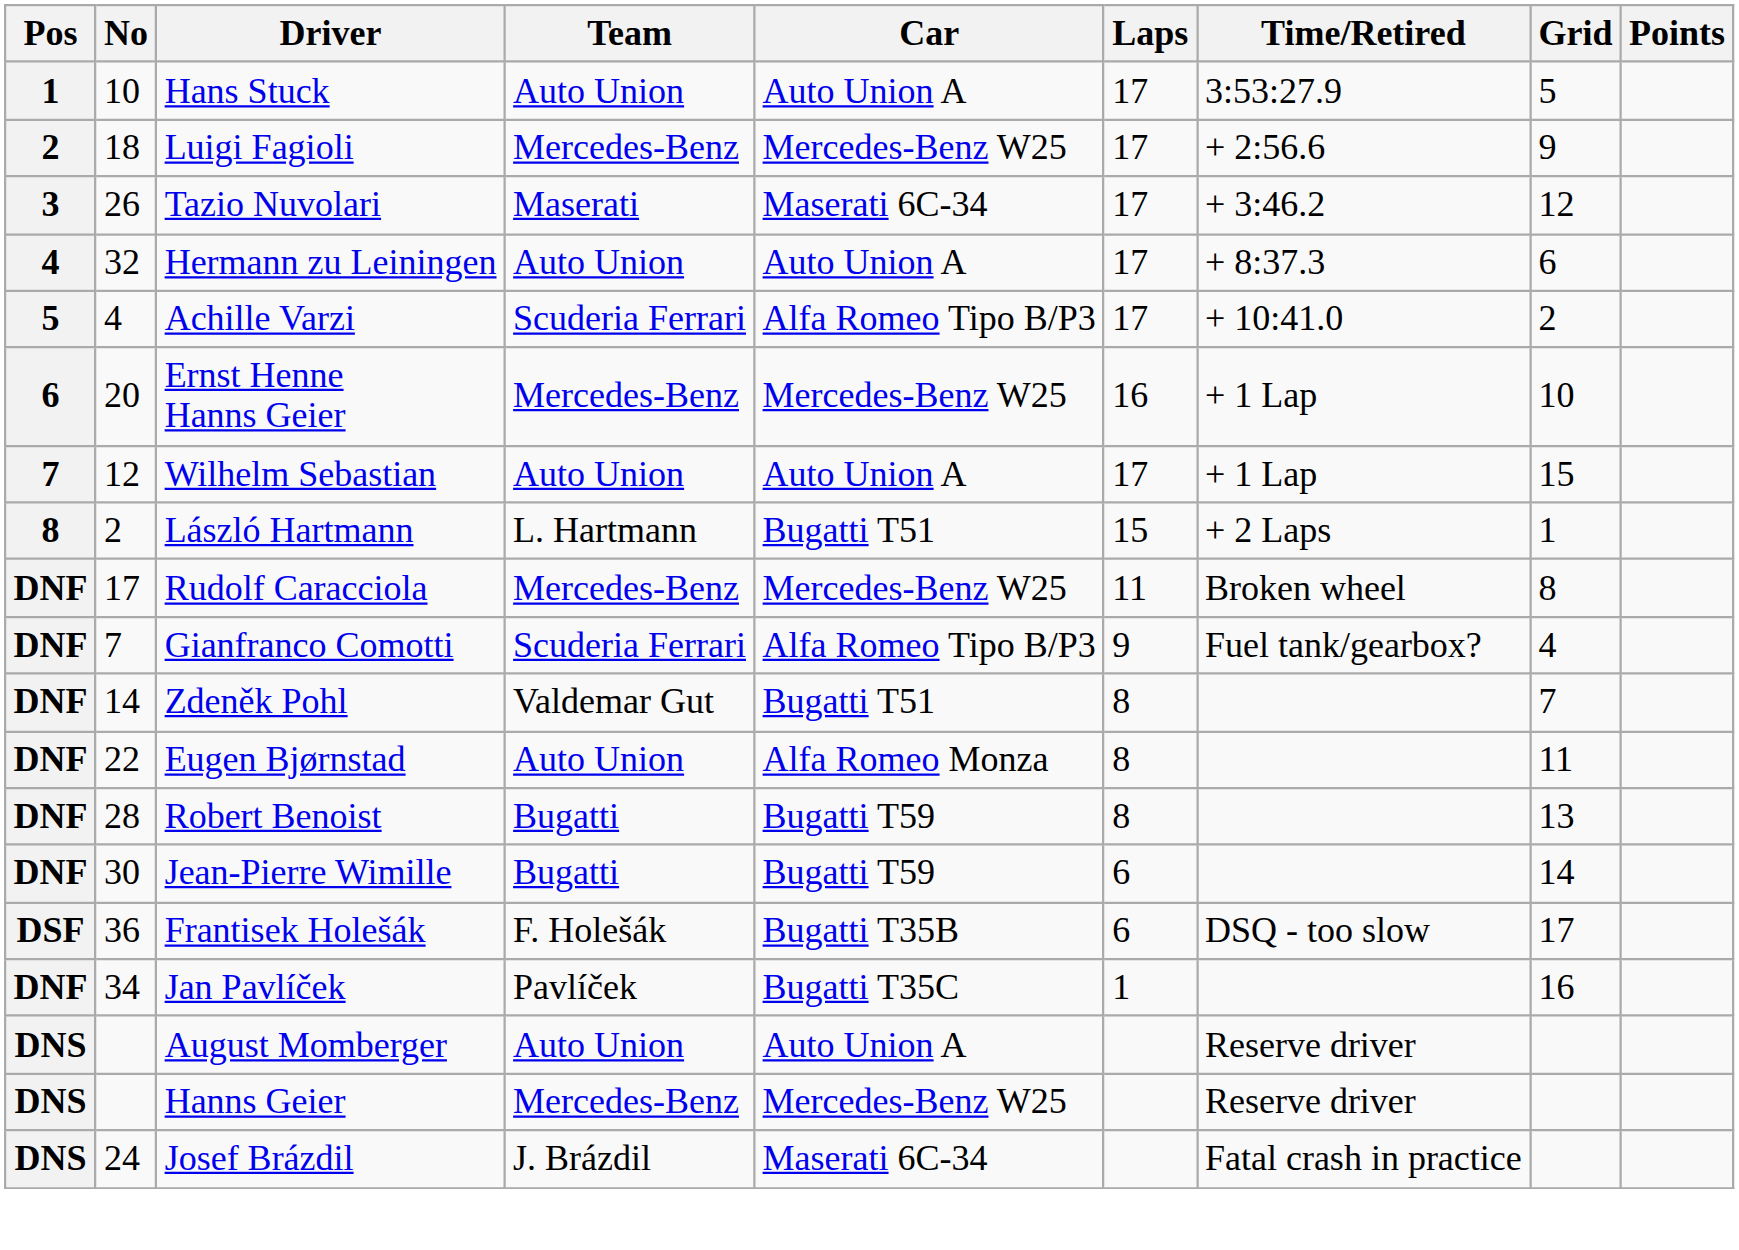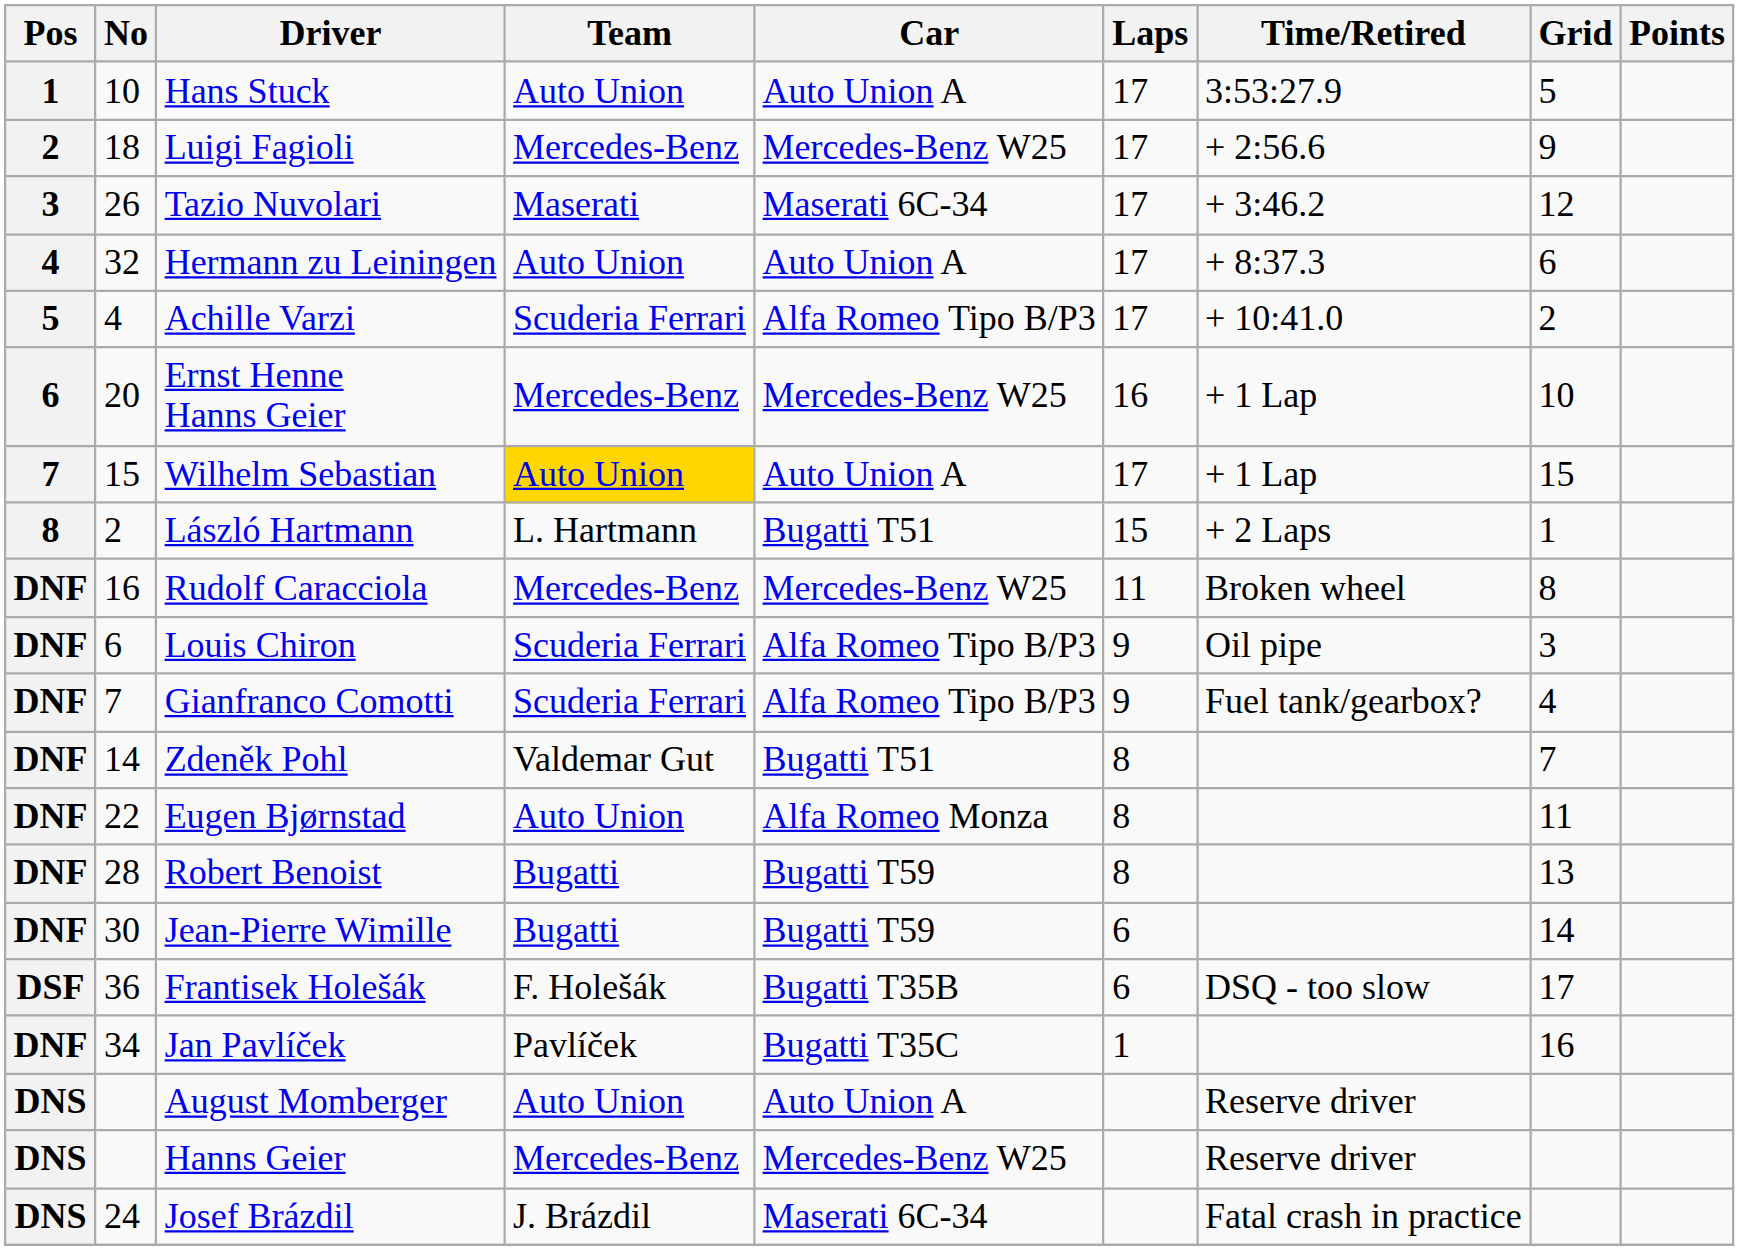(122, 473) 12 -> (122, 473) 15
(599, 473) no background -> (599, 473) gold background
(122, 587) 17 -> (122, 587) 16
+ row: (260, 644)
